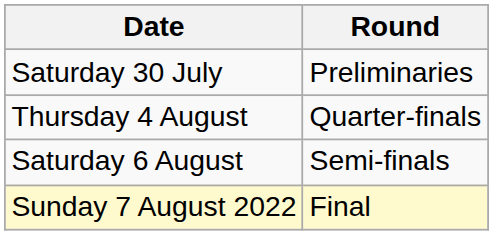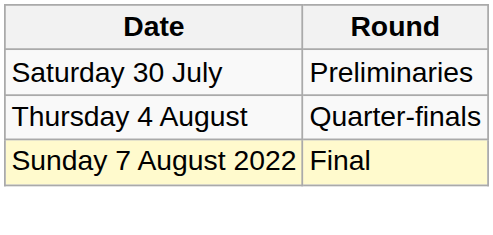- row: (127, 161)
